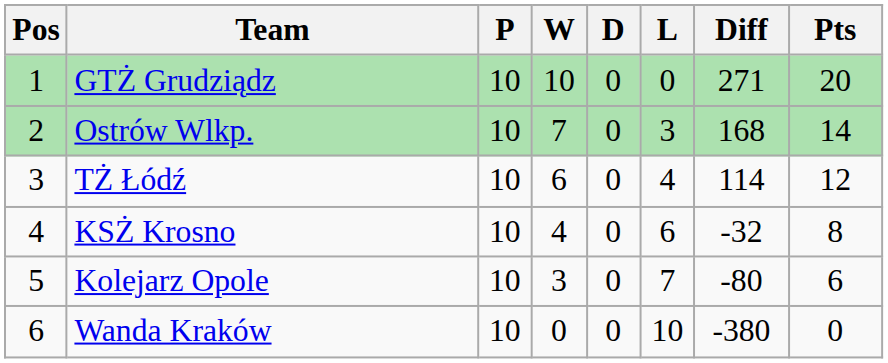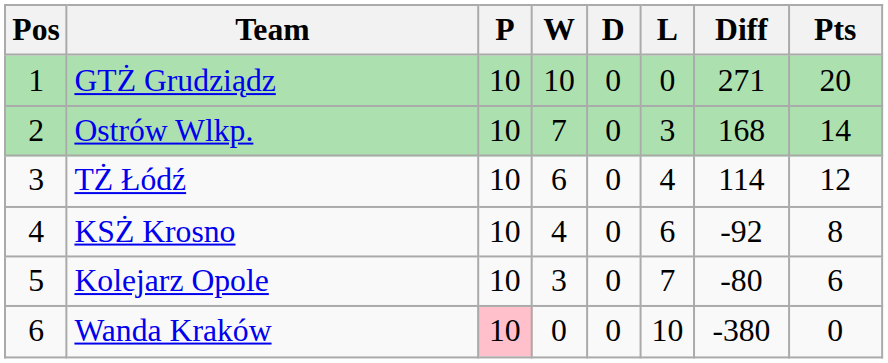(741, 230) -32 -> (741, 230) -92
(505, 331) no background -> (505, 331) pink background
